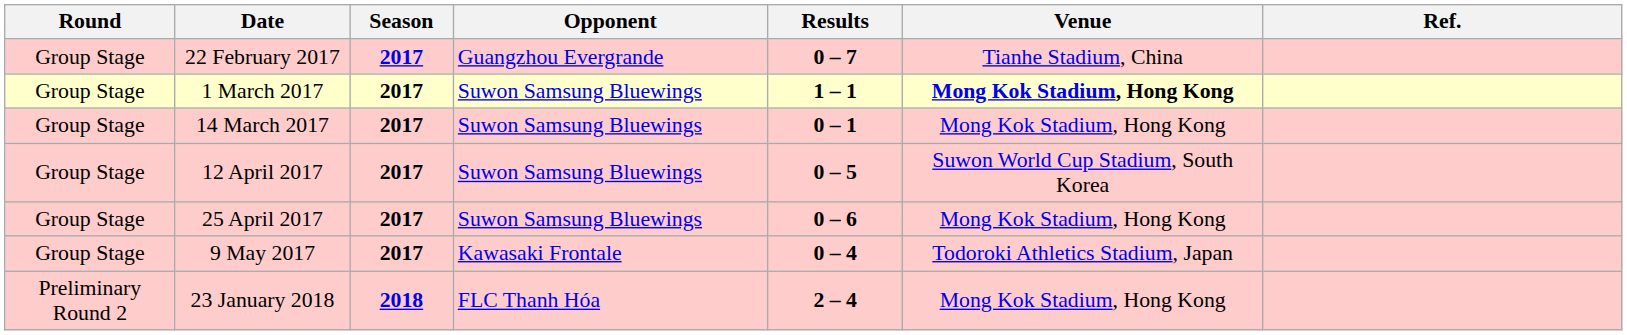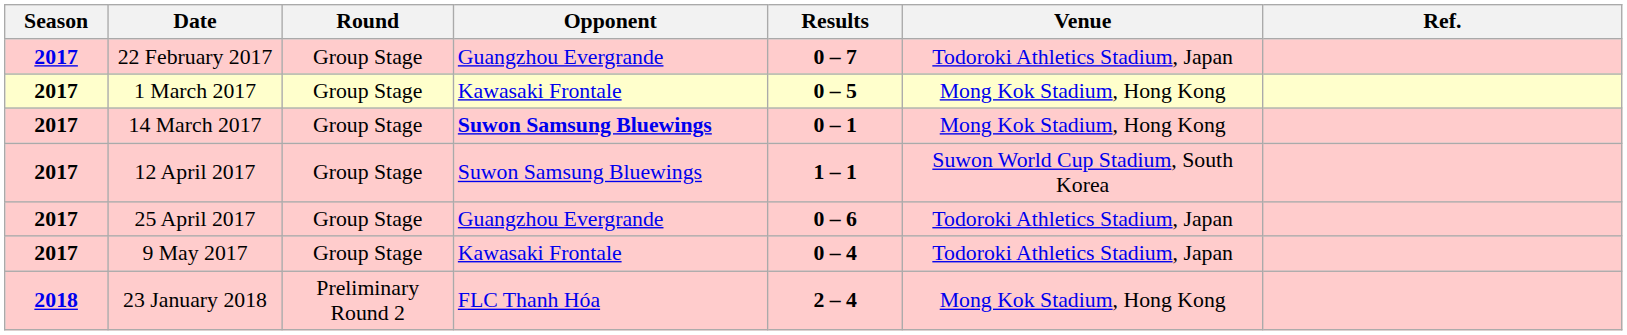columns swapped: (401, 21) <-> (90, 21)
(1083, 56) Tianhe Stadium, China -> (1083, 56) Todoroki Athletics Stadium, Japan
(580, 90) Suwon Samsung Bluewings -> (540, 90) Kawasaki Frontale
(835, 90) 1 – 1 -> (835, 90) 0 – 5
(1083, 90) bold -> (1083, 90) normal
(580, 125) normal -> (585, 125) bold
(835, 172) 0 – 5 -> (835, 172) 1 – 1
(580, 218) Suwon Samsung Bluewings -> (561, 218) Guangzhou Evergrande
(1083, 218) Mong Kok Stadium, Hong Kong -> (1083, 218) Todoroki Athletics Stadium, Japan
